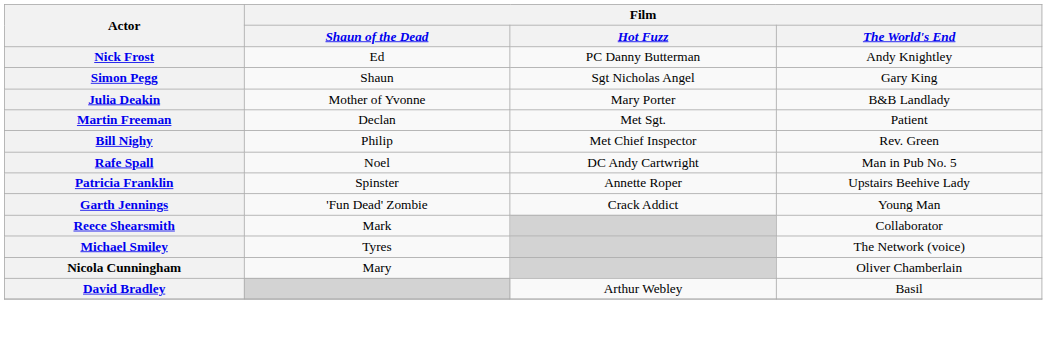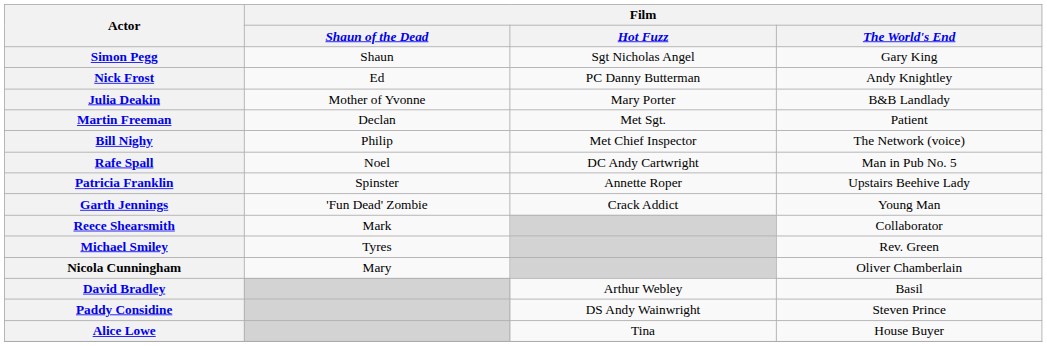rows swapped: (124, 78) <-> (124, 57)
(909, 141) Rev. Green -> (909, 141) The Network (voice)
(909, 246) The Network (voice) -> (909, 246) Rev. Green
+ row: (124, 309)
+ row: (124, 330)
